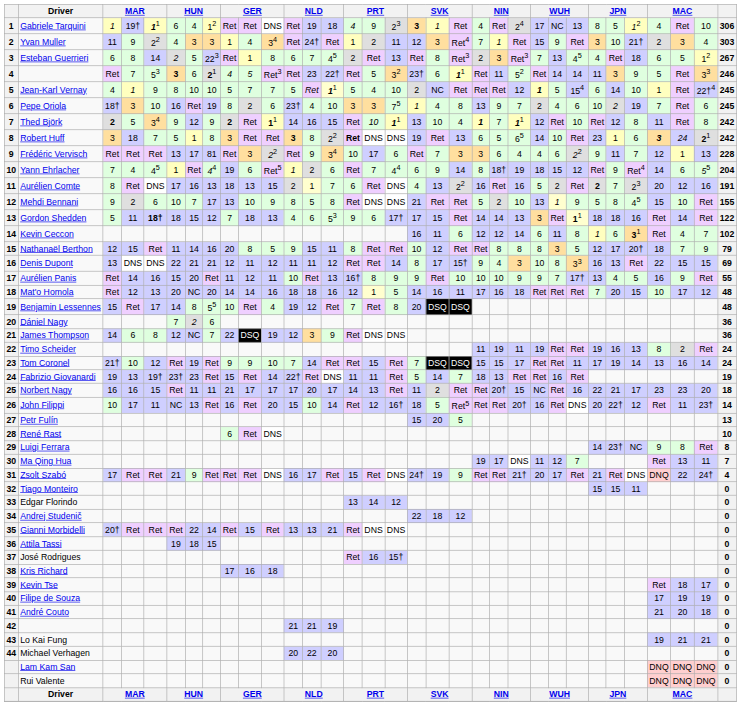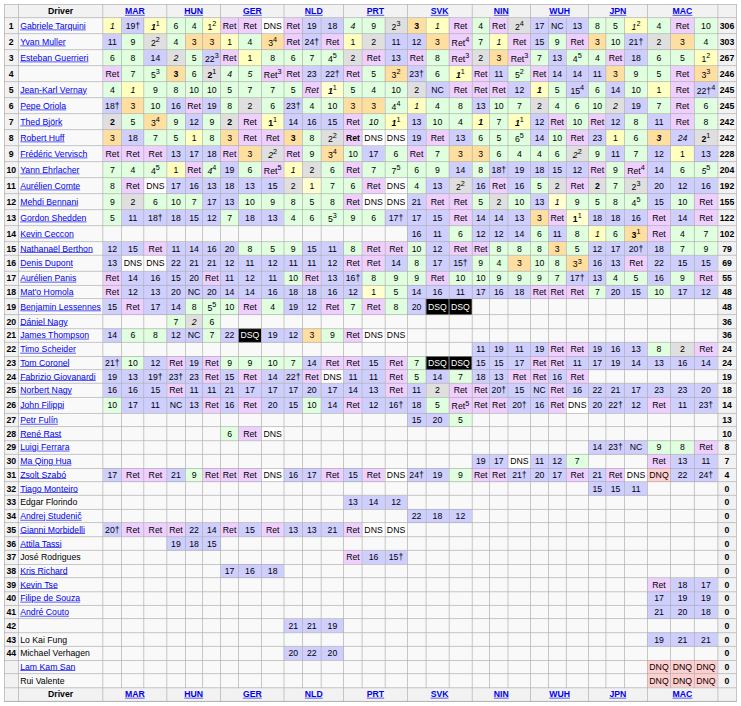(396, 106) 75 -> (396, 106) 44
(499, 106) 9 -> (499, 106) 10
(212, 153) 81 -> (212, 153) 18
(396, 169) 44 -> (396, 169) 75
(727, 185) 191 -> (727, 185) 192
(155, 217) bold -> (155, 217) normal
(499, 278) 10 -> (499, 278) 9
